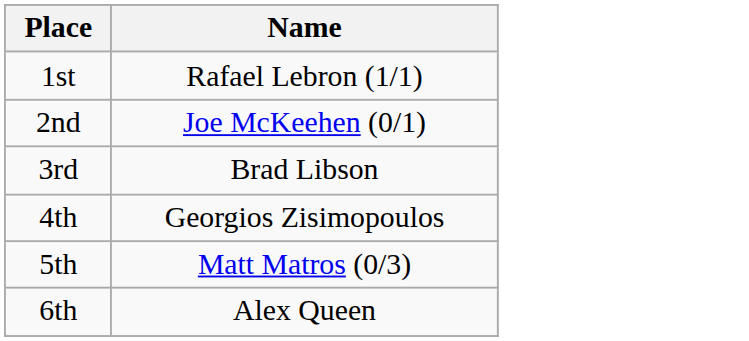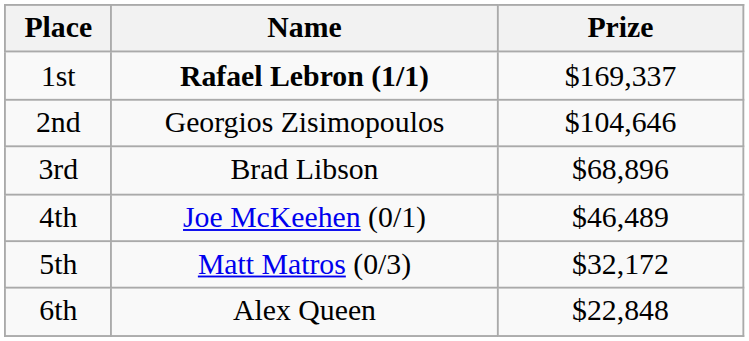+ column: (620, 28)
(305, 75) normal -> (304, 75) bold
(305, 122) Joe McKeehen (0/1) -> (305, 122) Georgios Zisimopoulos
(305, 216) Georgios Zisimopoulos -> (305, 216) Joe McKeehen (0/1)
